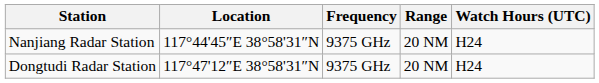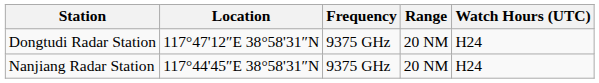rows swapped: (82, 66) <-> (82, 41)
